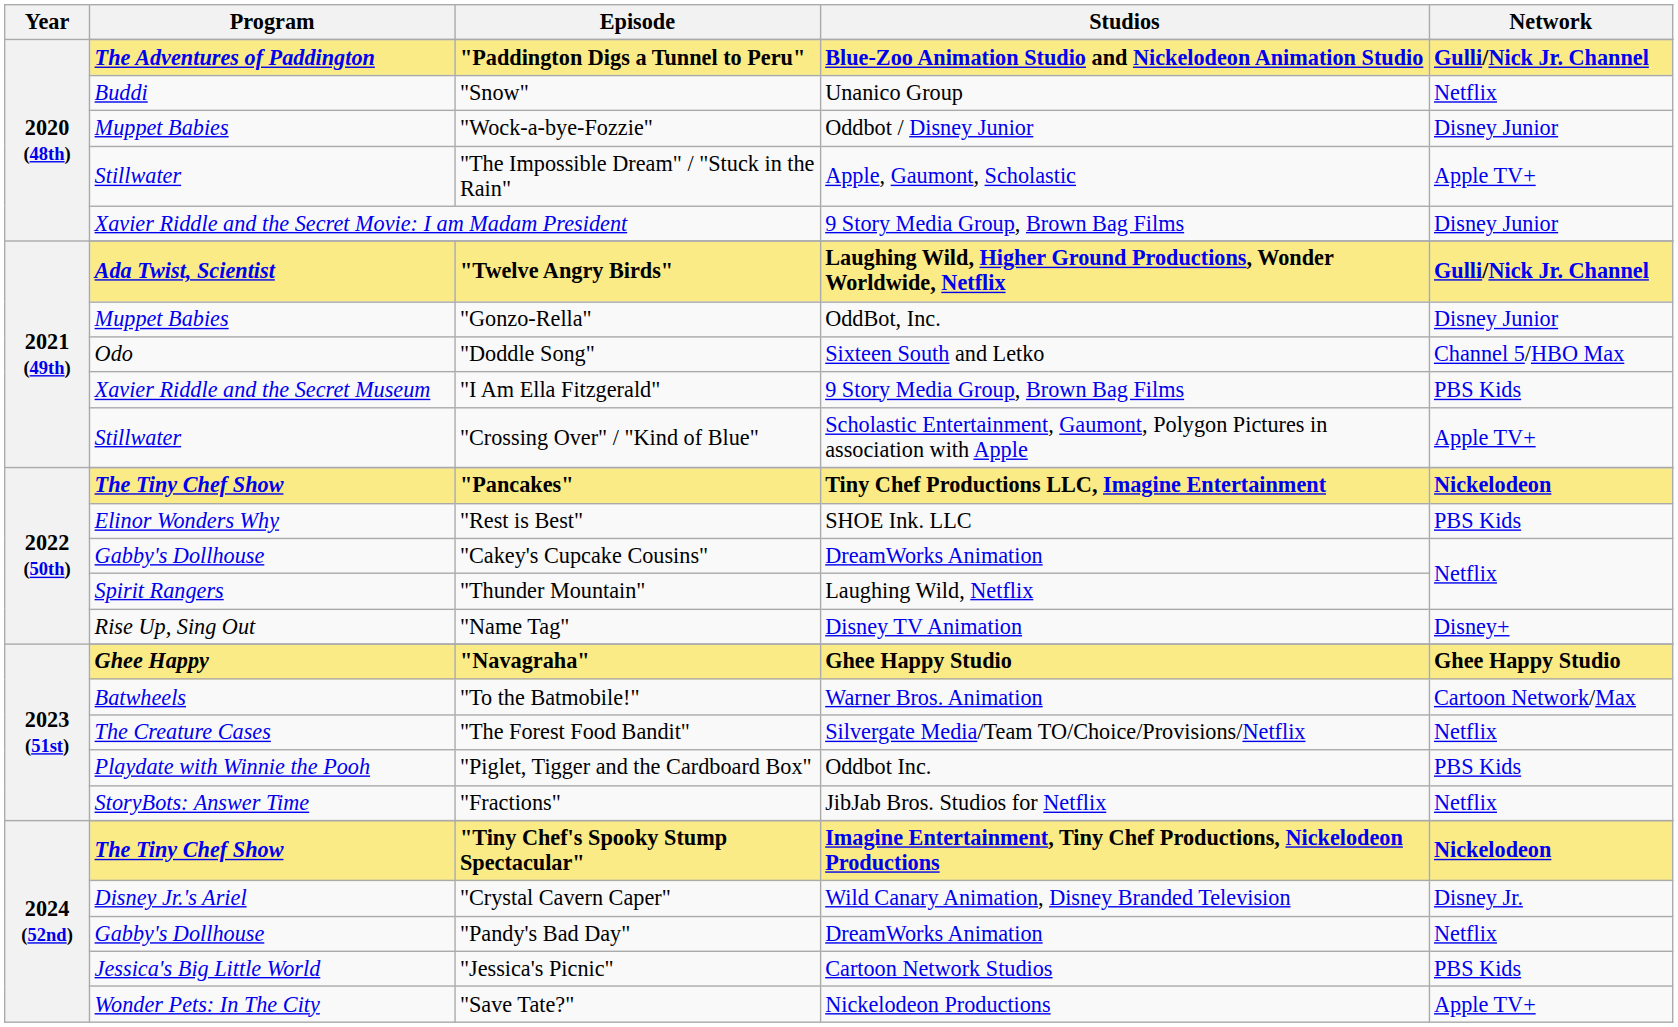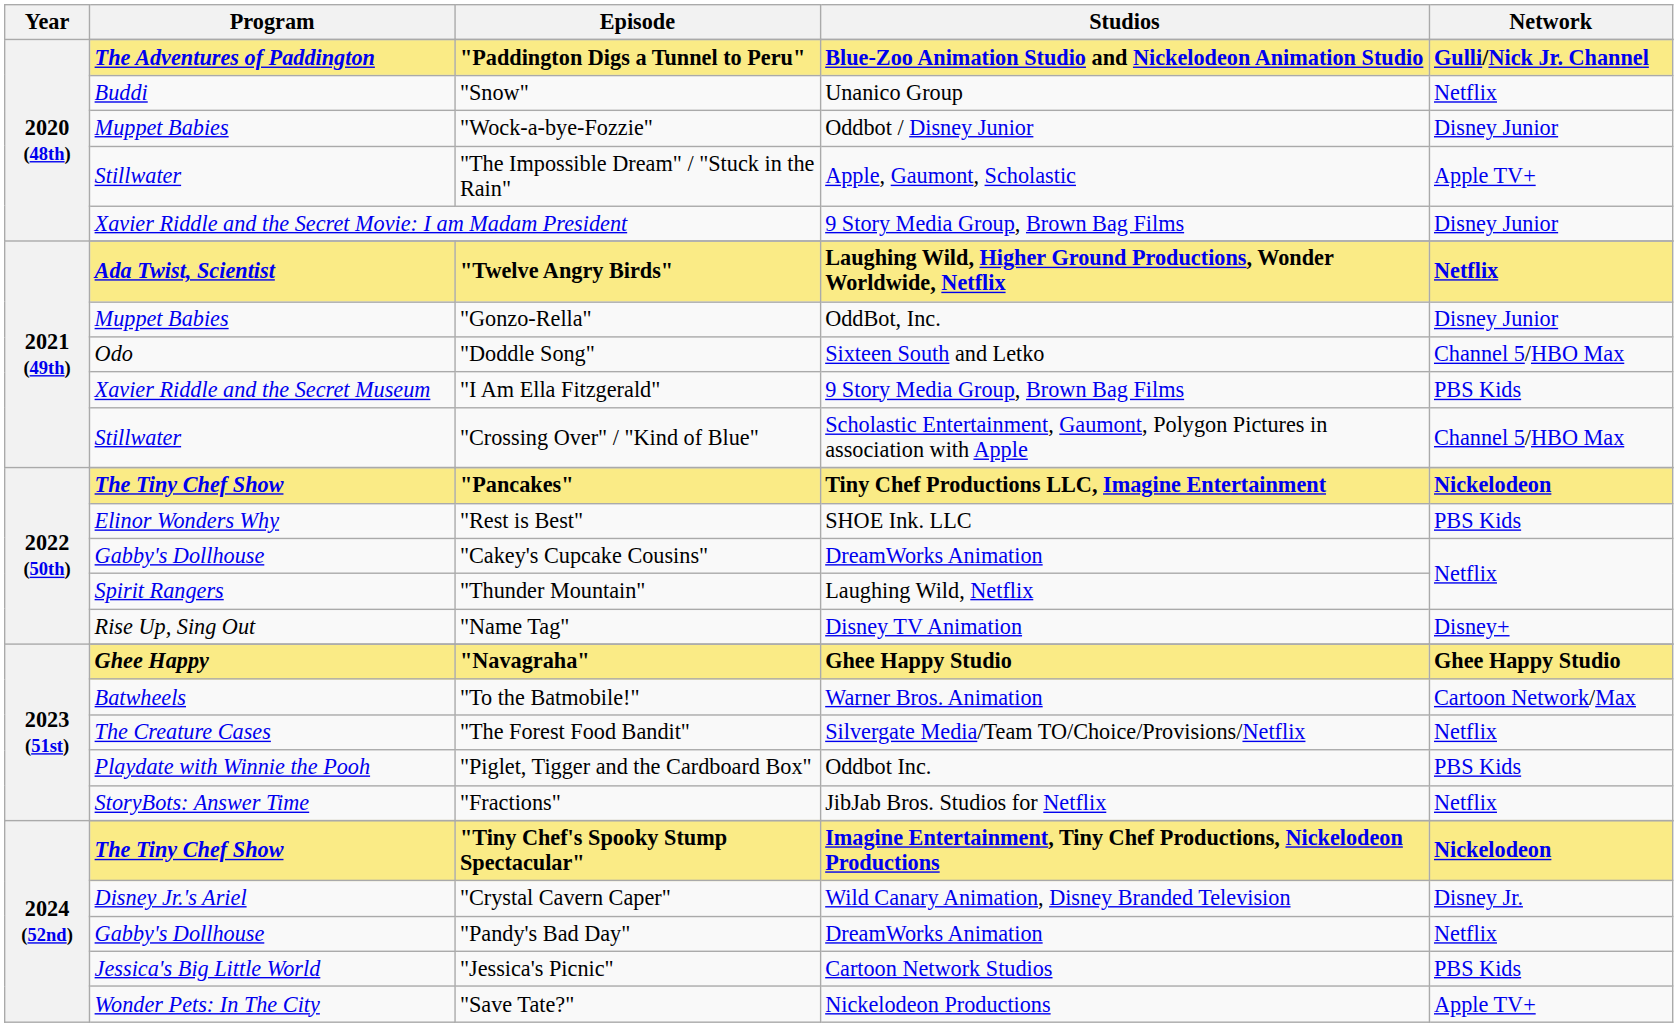(1541, 271) Gulli/Nick Jr. Channel -> (1466, 271) Netflix
(1485, 437) Apple TV+ -> (1529, 437) Channel 5/HBO Max
